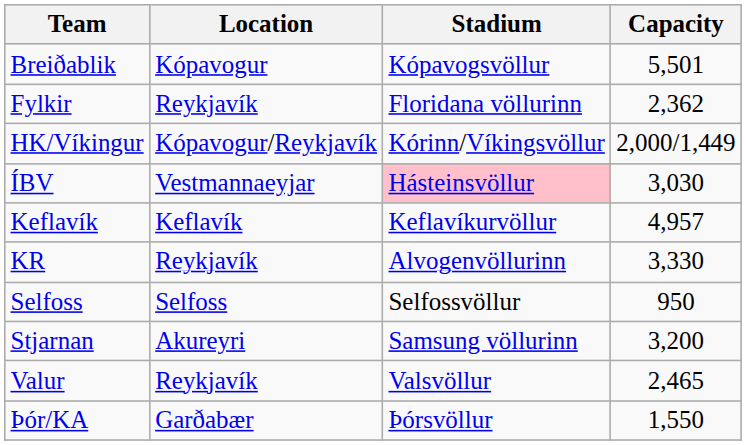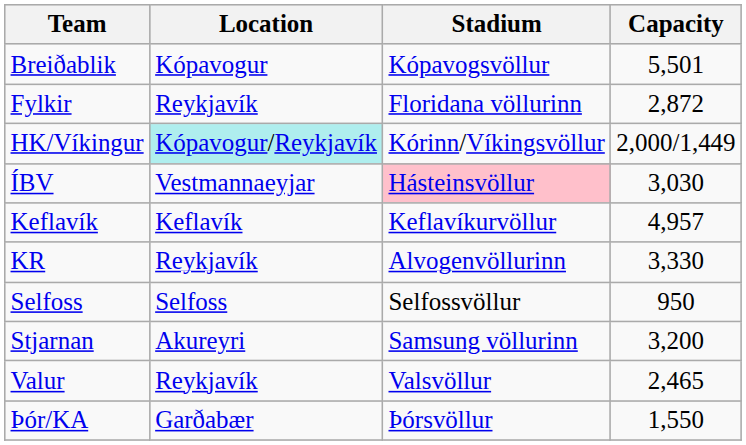(676, 103) 2,362 -> (676, 103) 2,872
(266, 143) no background -> (266, 143) paleturquoise background
